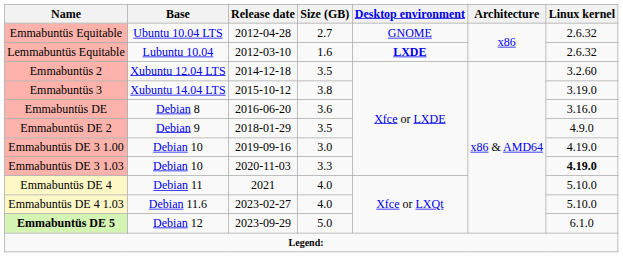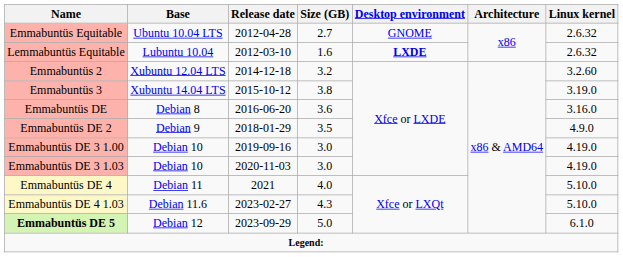(325, 71) 3.5 -> (325, 71) 3.2
(325, 166) 3.3 -> (325, 166) 3.0
(582, 166) bold -> (582, 166) normal
(325, 204) 4.0 -> (325, 204) 4.3
